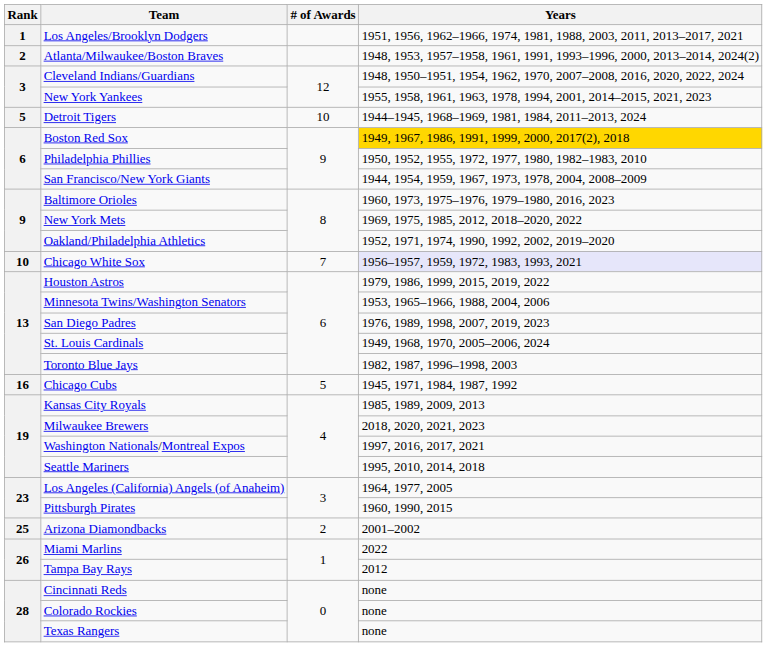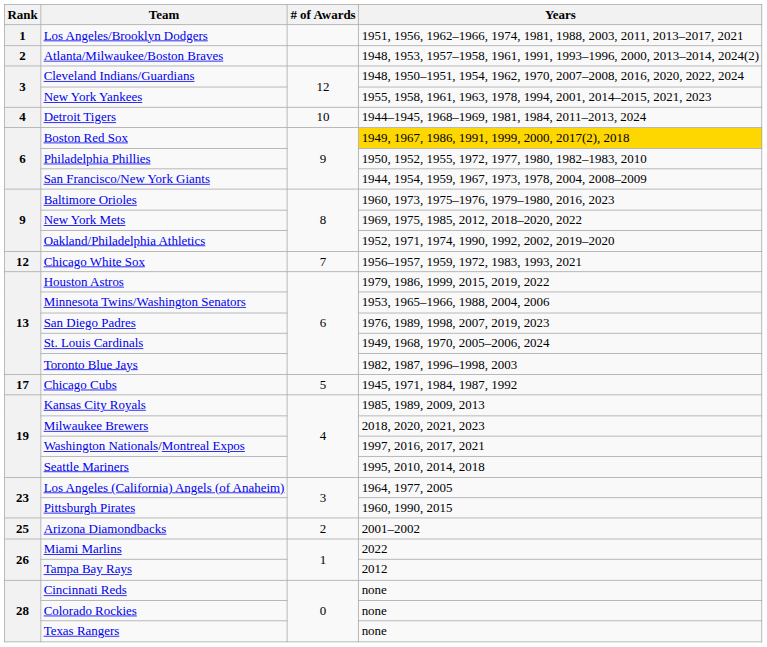(23, 117) 5 -> (23, 117) 4
(23, 261) 10 -> (23, 261) 12
(472, 261) lavender background -> (472, 261) no background
(23, 384) 16 -> (23, 384) 17
